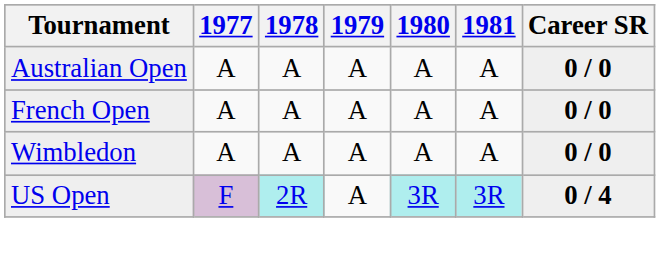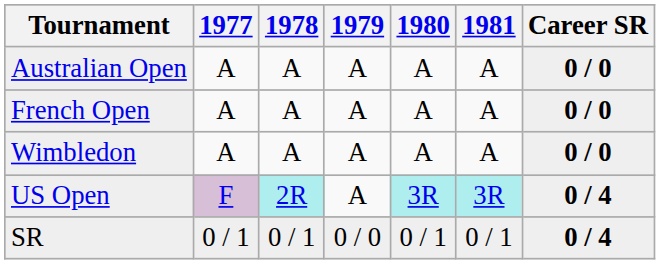+ row: (27, 237)
